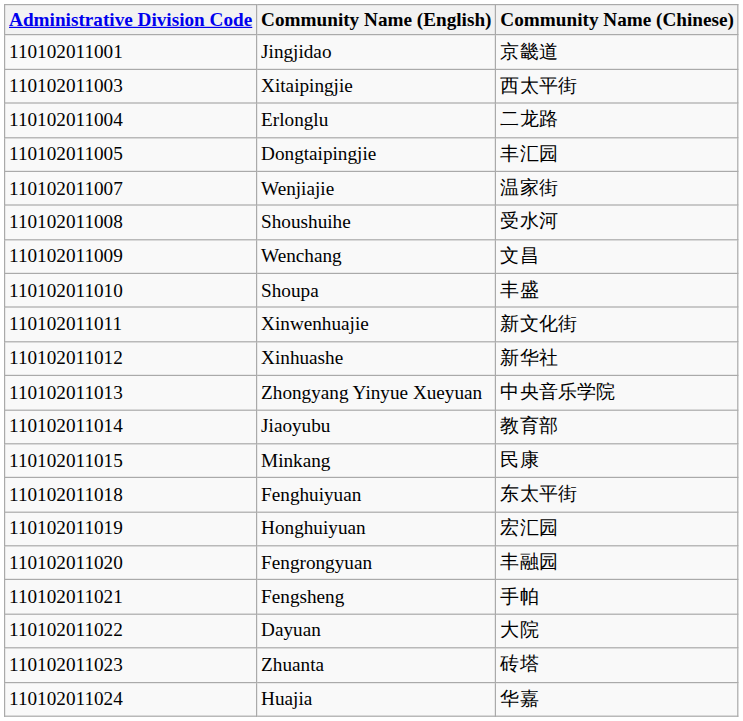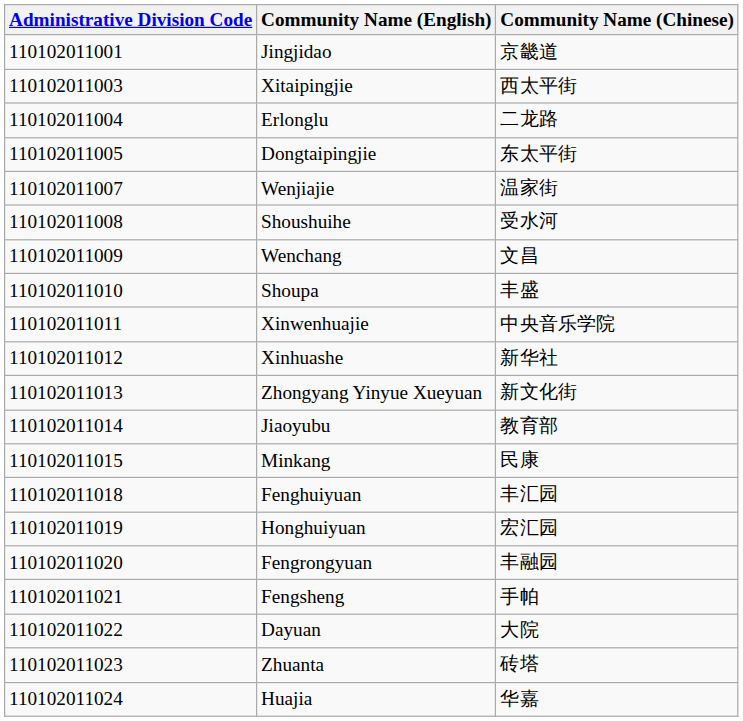(529, 153) 丰汇园 -> (539, 153) 东太平街
(539, 323) 新文化街 -> (558, 323) 中央音乐学院
(558, 391) 中央音乐学院 -> (539, 391) 新文化街
(539, 494) 东太平街 -> (529, 494) 丰汇园
